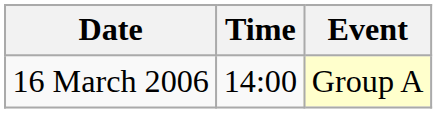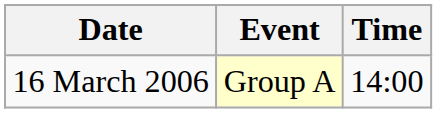columns swapped: (260, 30) <-> (368, 30)
